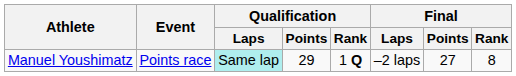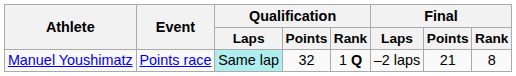(306, 60) 29 -> (306, 60) 32
(448, 60) 27 -> (448, 60) 21
